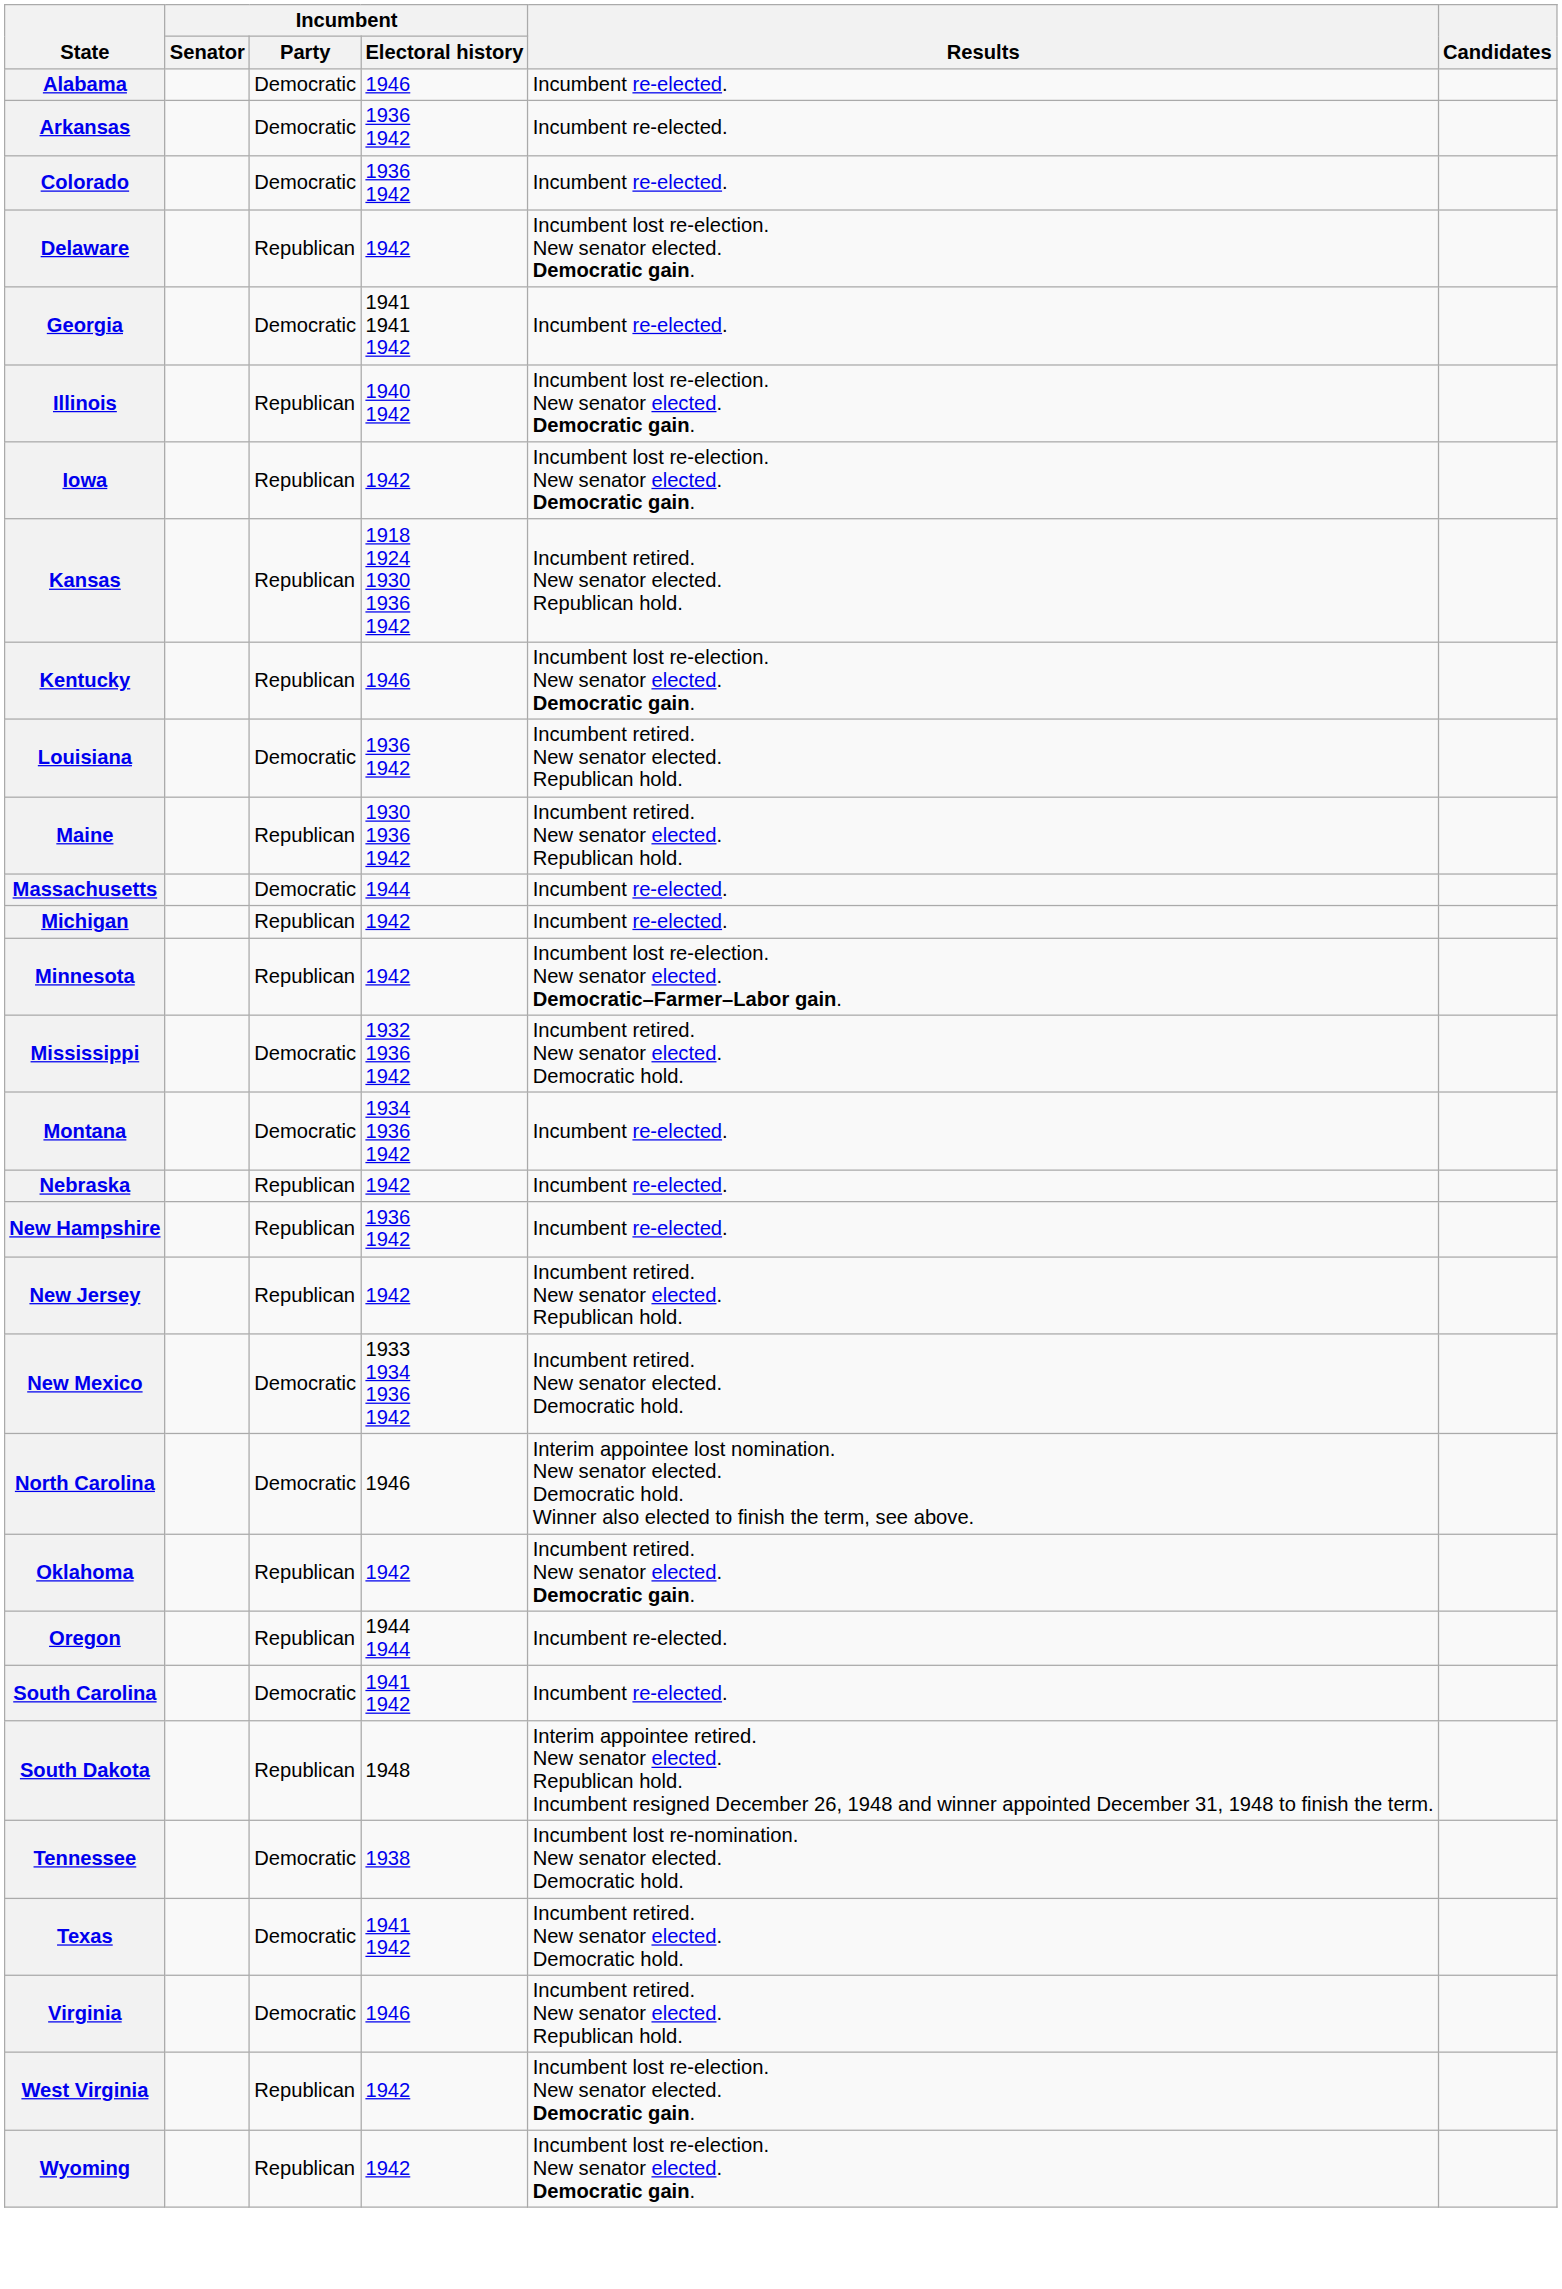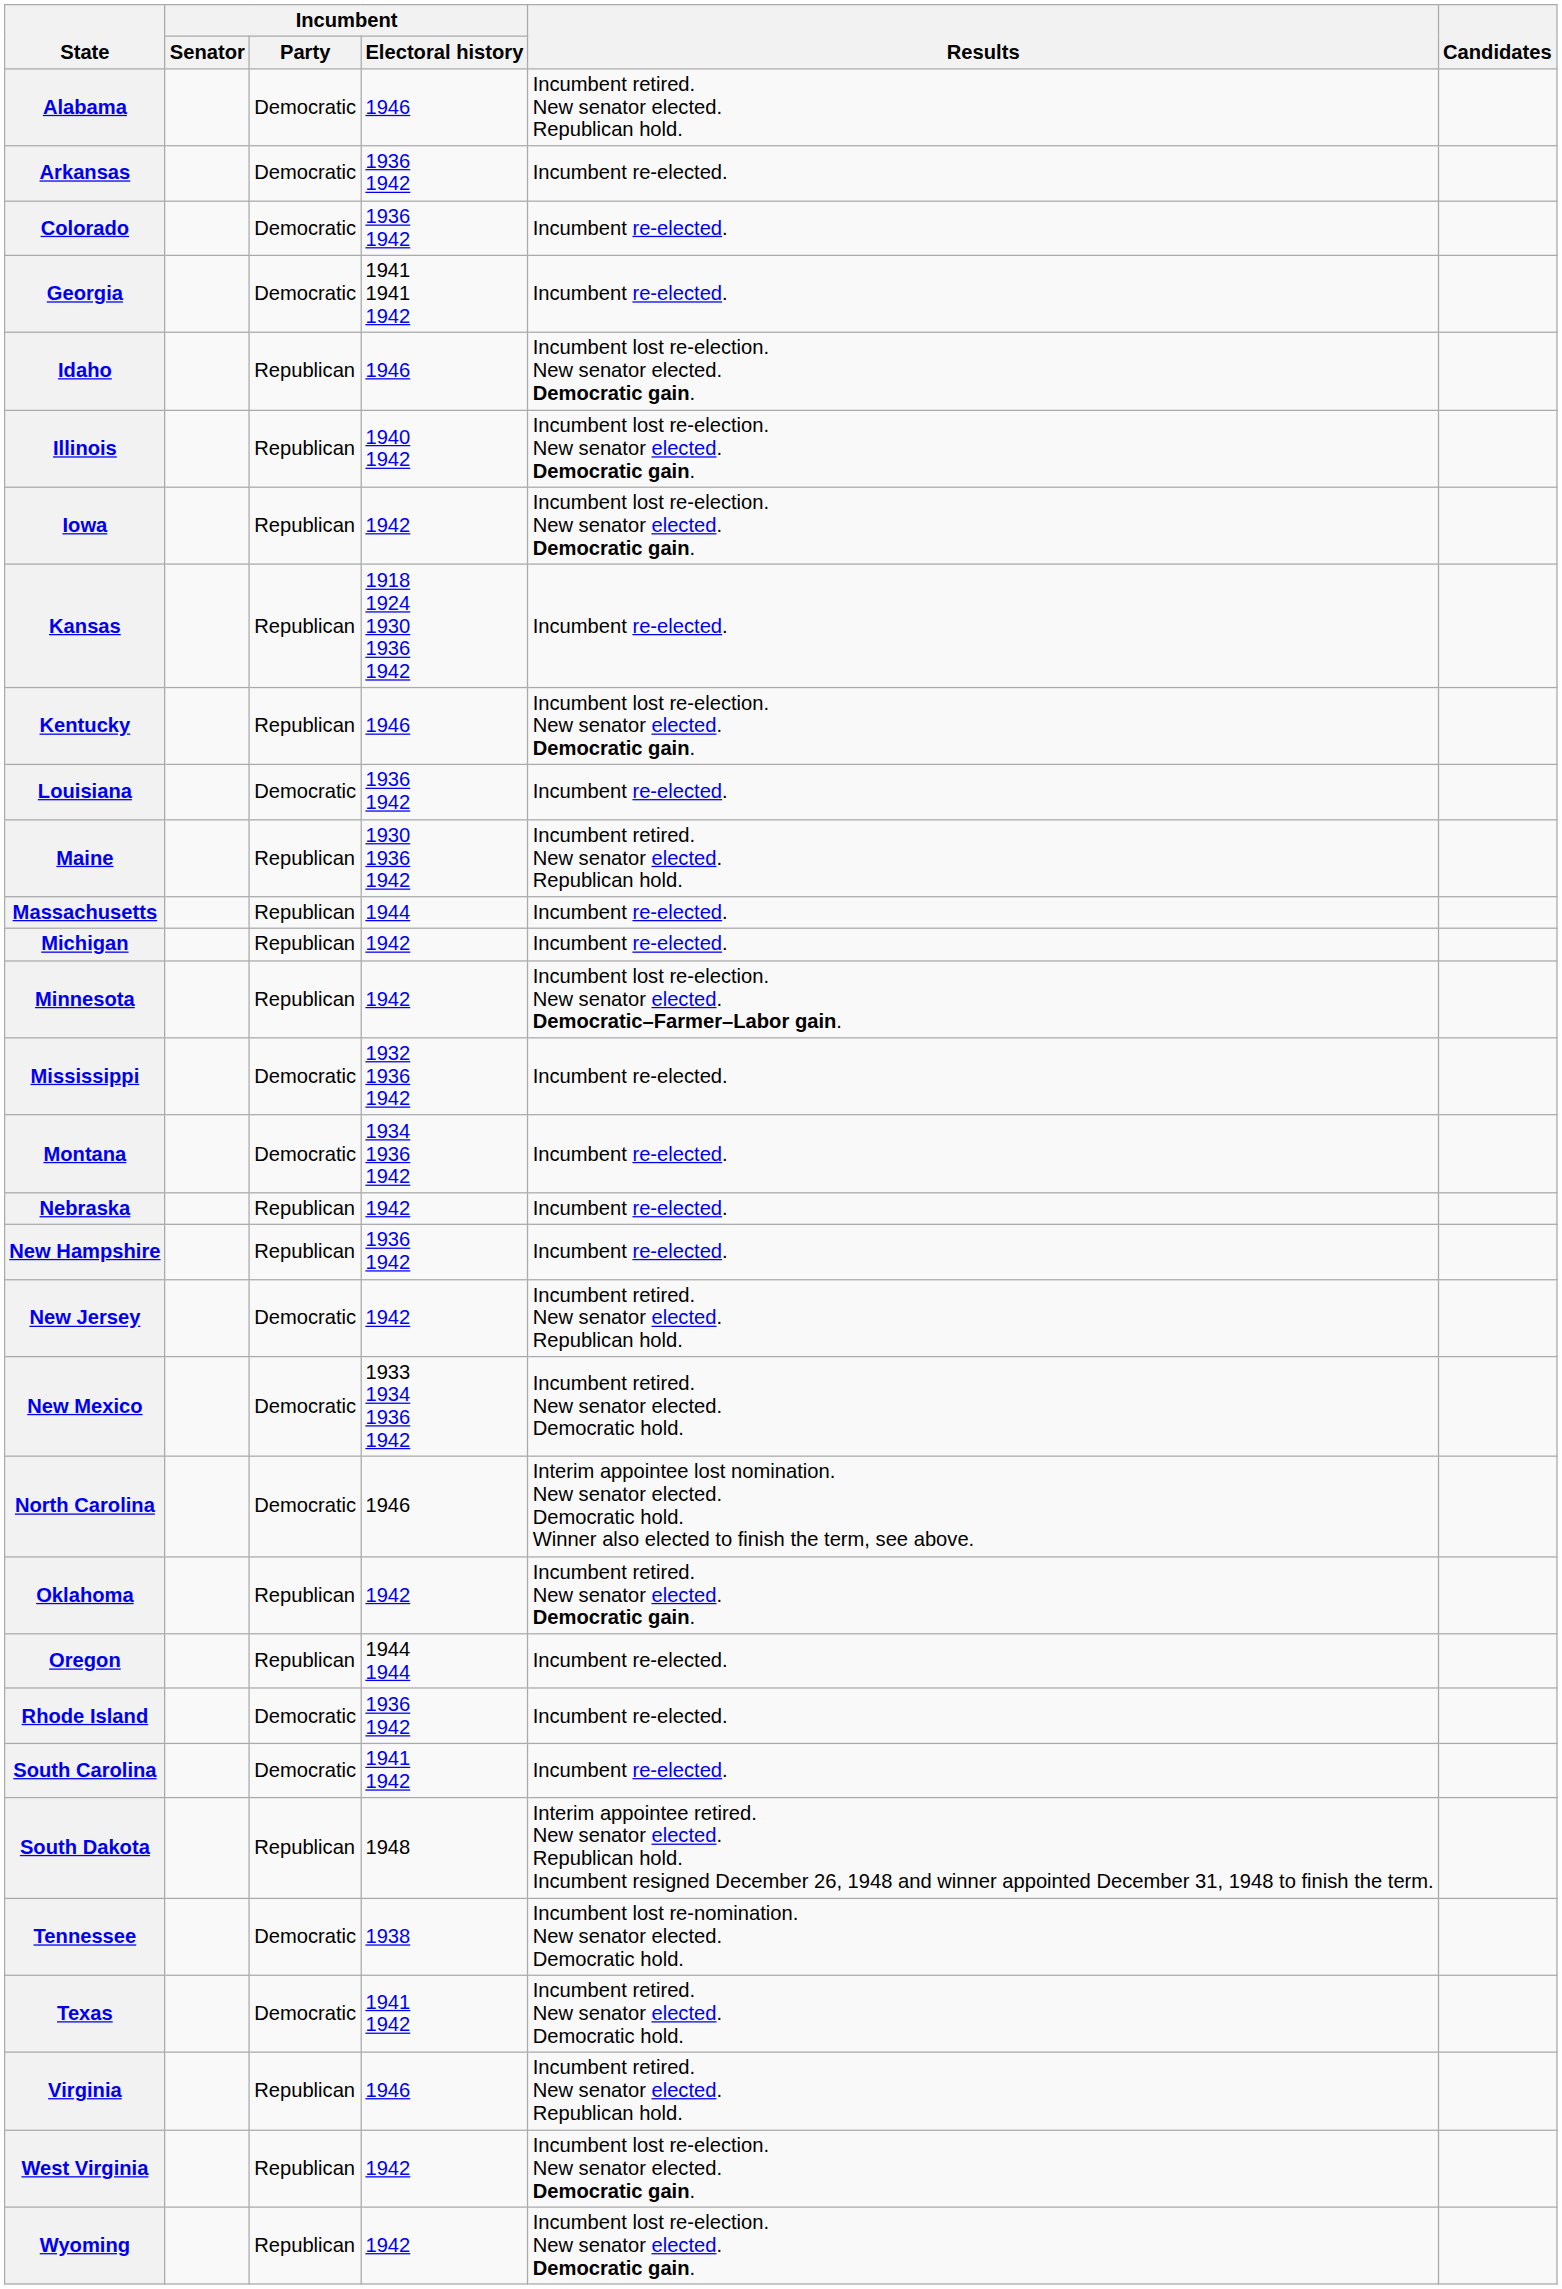(630, 84) Incumbent re-elected. -> (627, 107) Incumbent retired. New senator elected. Republican hold.
- row: (85, 248)
+ row: (85, 371)
(627, 580) Incumbent retired. New senator elected. Republican hold. -> (630, 625) Incumbent re-elected.
(627, 757) Incumbent retired. New senator elected. Republican hold. -> (630, 791) Incumbent re-elected.
(305, 889) Democratic -> (305, 912) Republican
(627, 1053) Incumbent retired. New senator elected. Democratic hold. -> (630, 1076) Incumbent re-elected.
(305, 1294) Republican -> (305, 1317) Democratic
+ row: (85, 1715)
(305, 2013) Democratic -> (305, 2090) Republican
